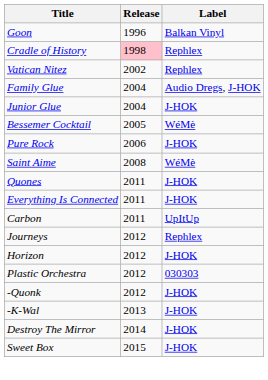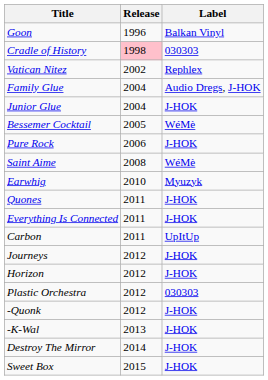(183, 51) Rephlex -> (182, 51) 030303
+ row: (26, 180)
(183, 236) Rephlex -> (181, 255) J-HOK
